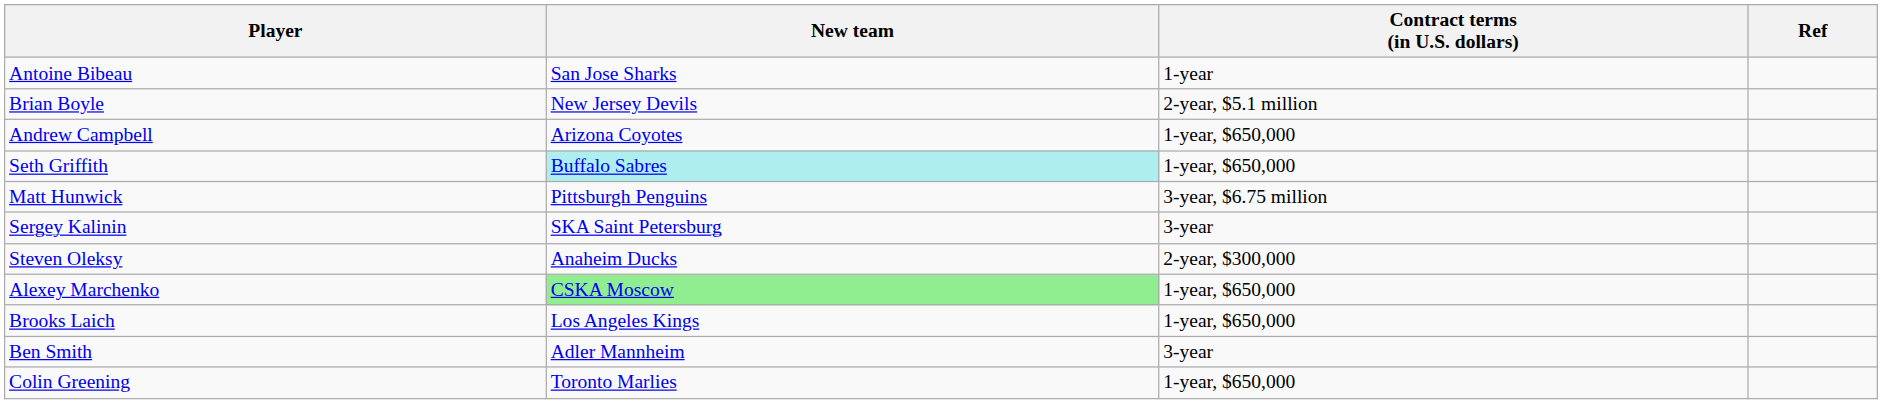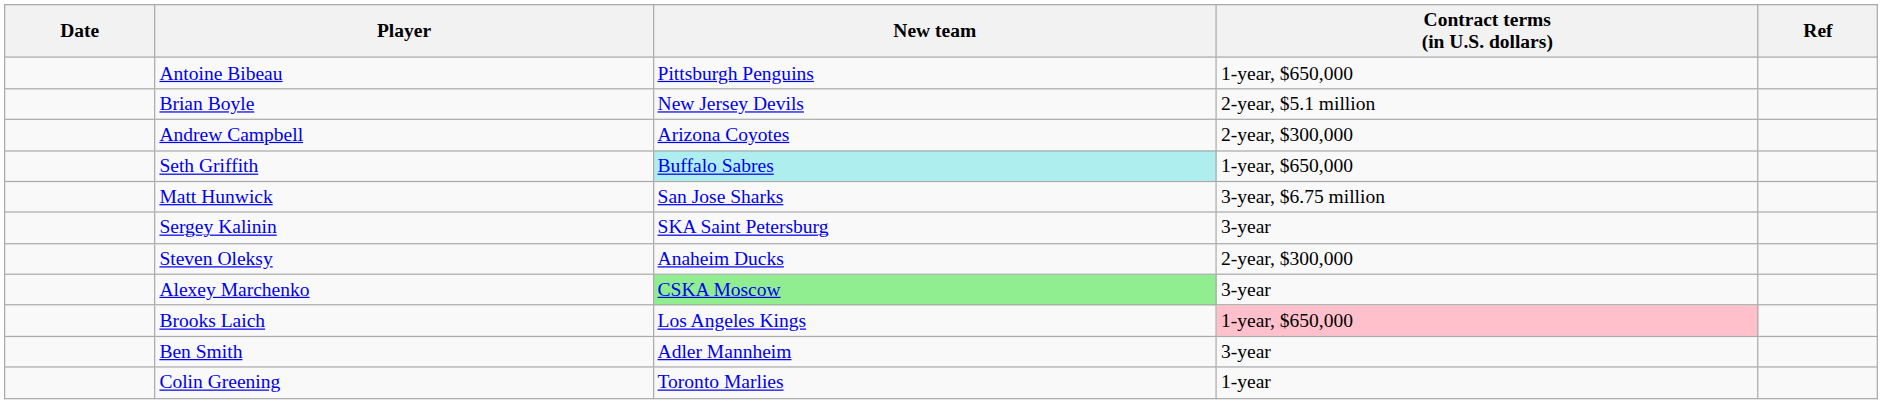+ column: (80, 30)
(614, 72) San Jose Sharks -> (736, 72) Pittsburgh Penguins
(1188, 72) 1-year -> (1287, 72) 1-year, $650,000
(1229, 134) 1-year, $650,000 -> (1287, 134) 2-year, $300,000
(629, 196) Pittsburgh Penguins -> (720, 196) San Jose Sharks
(1229, 289) 1-year, $650,000 -> (1246, 289) 3-year
(1229, 320) no background -> (1287, 320) pink background
(1229, 382) 1-year, $650,000 -> (1246, 382) 1-year
